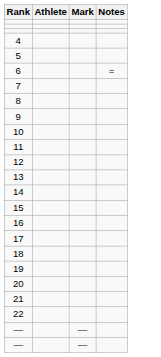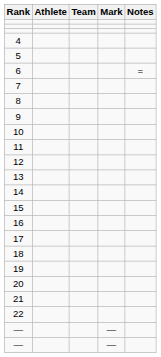+ column: (84, 12)
